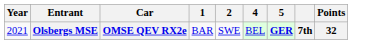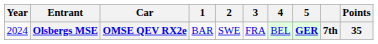+ column: (255, 13)
(17, 30) 2021 -> (17, 30) 2024
(331, 30) 32 -> (357, 30) 35
